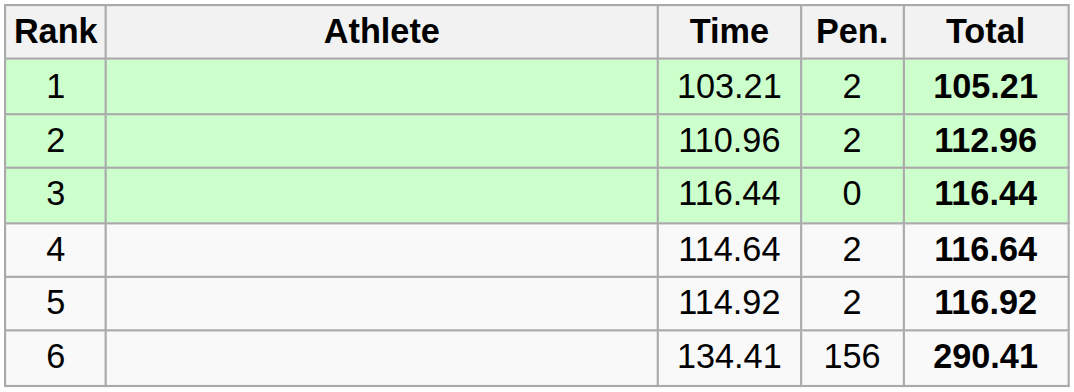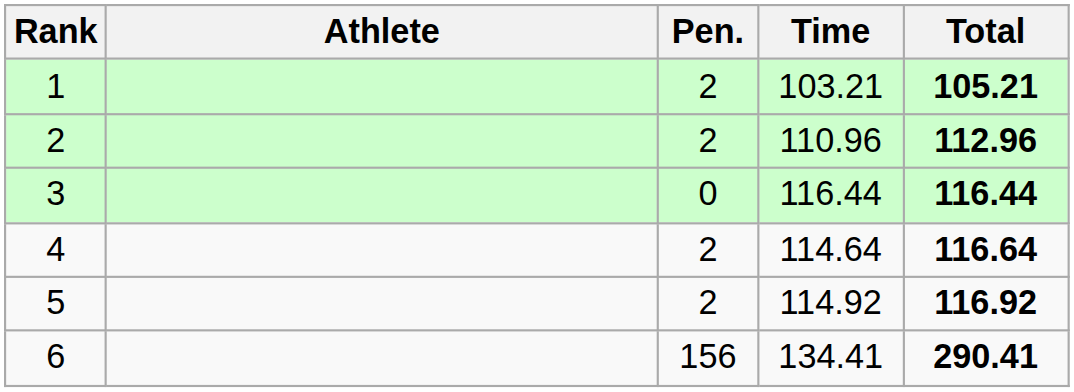columns swapped: (729, 31) <-> (852, 31)
